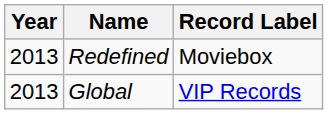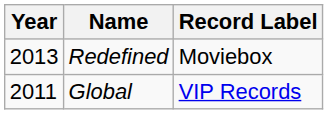(34, 91) 2013 -> (33, 91) 2011
